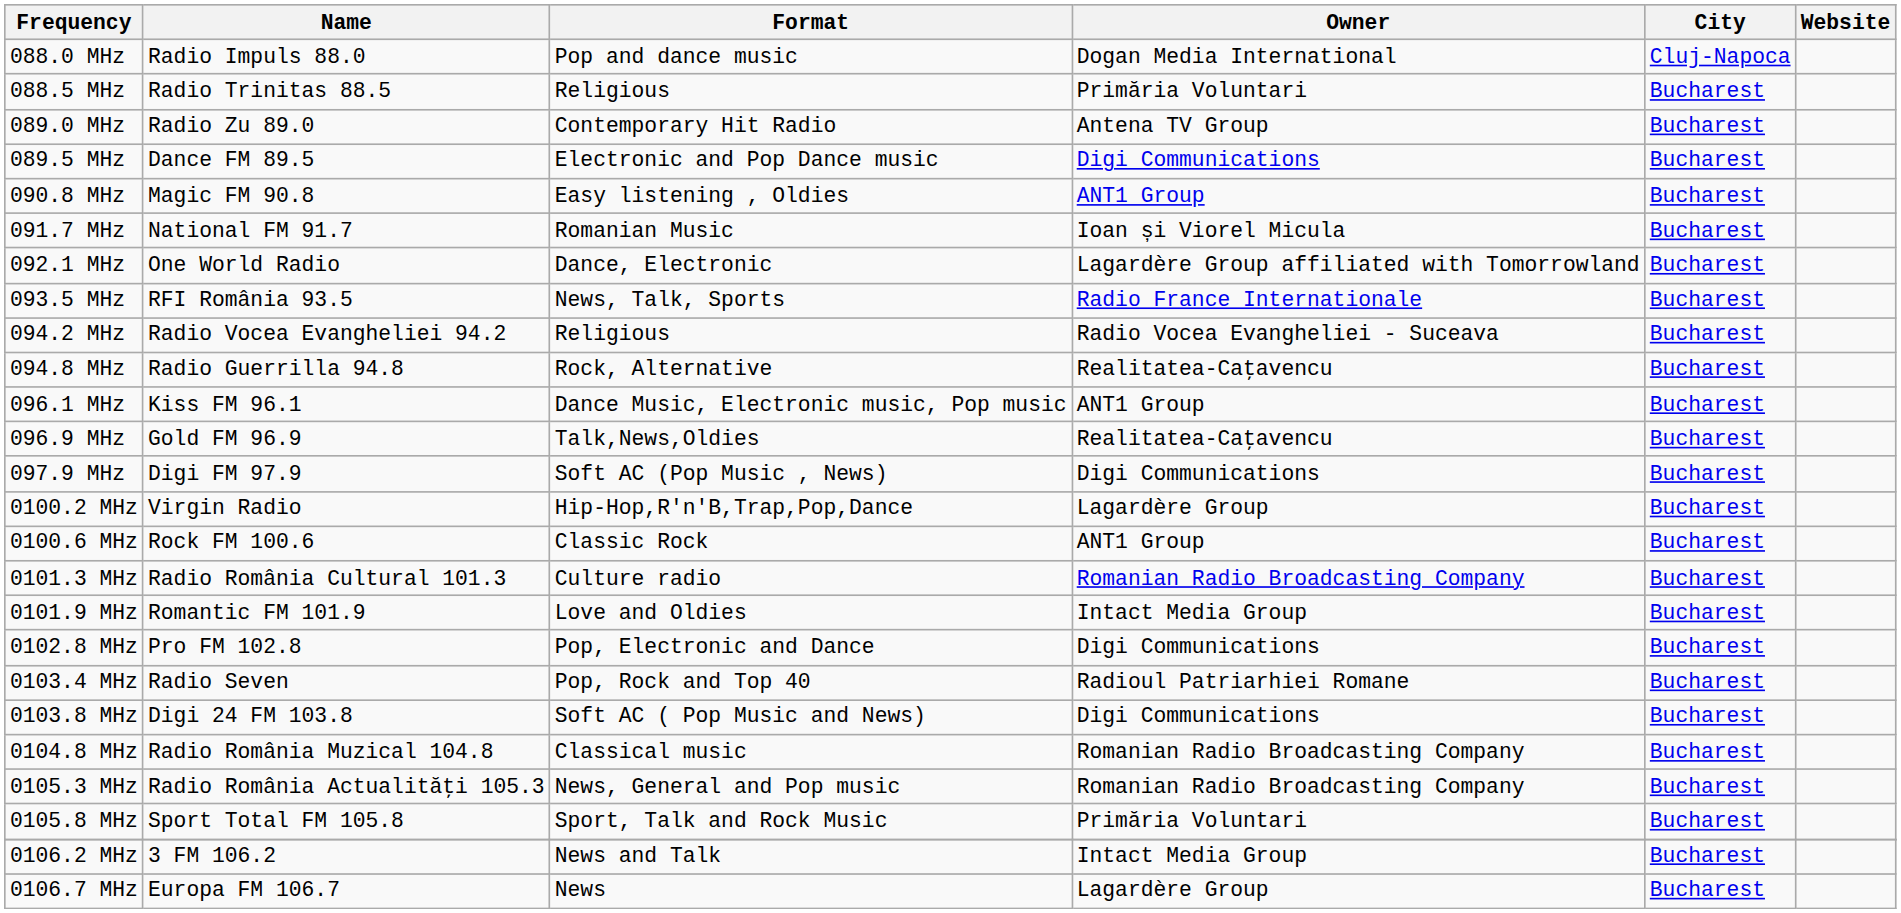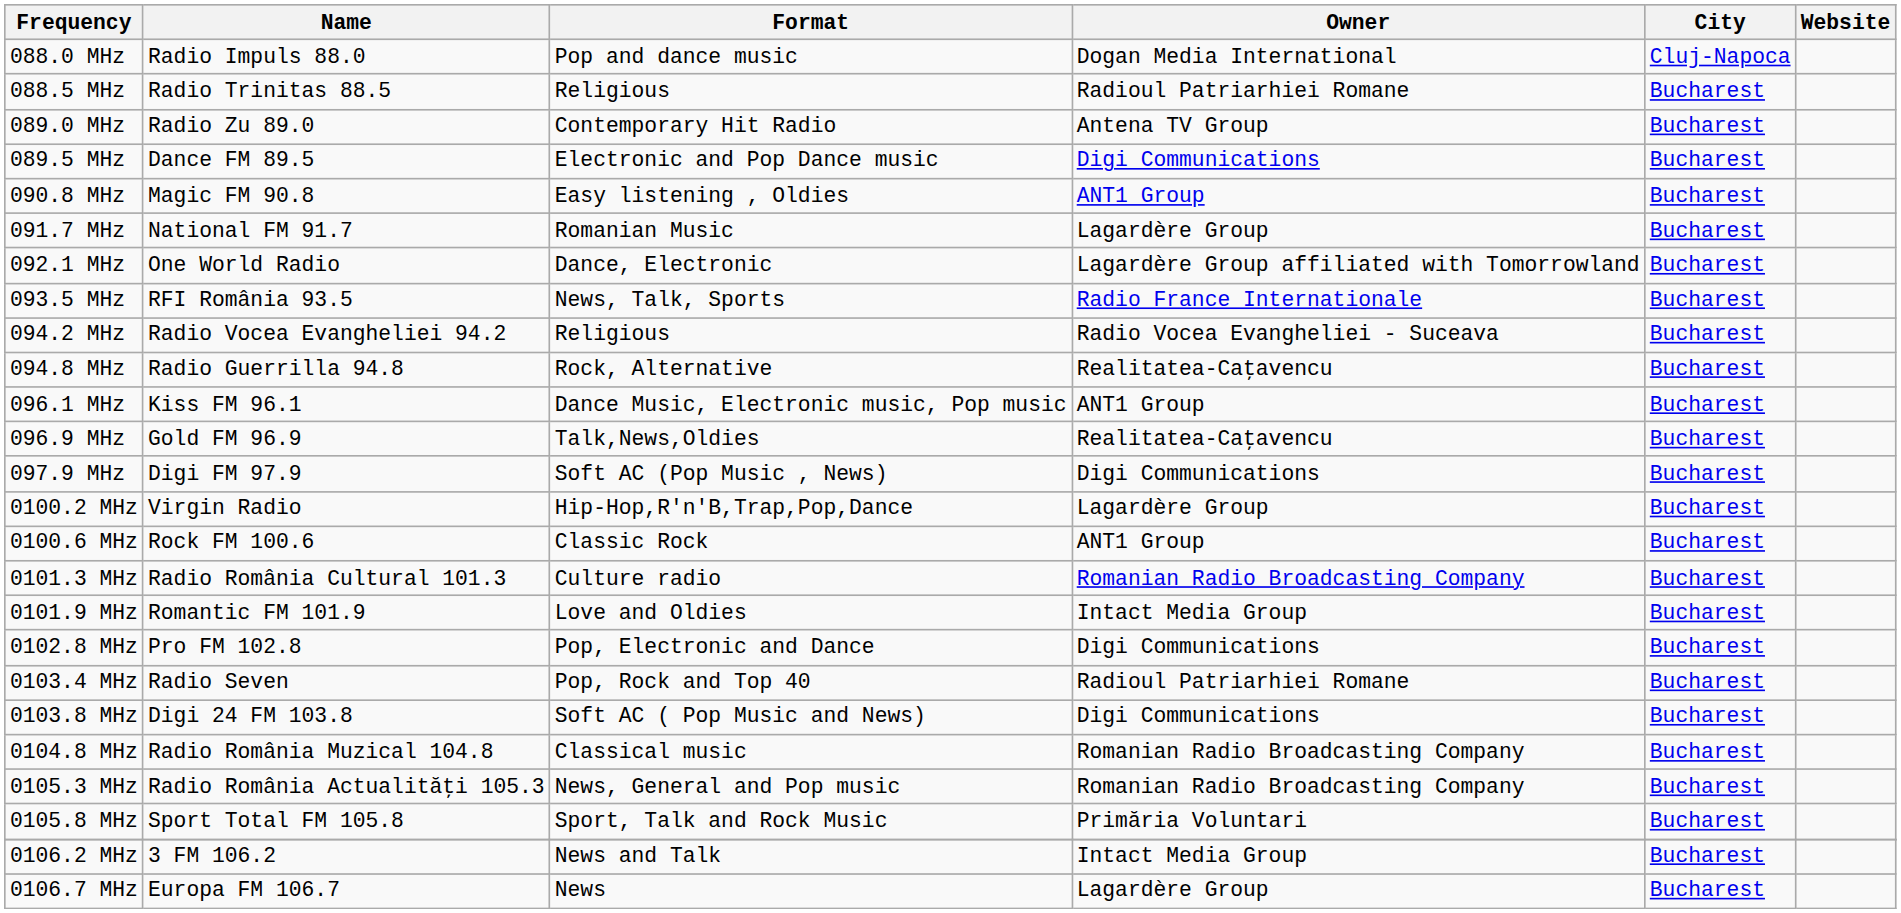(1192, 92) Primăria Voluntari -> (1243, 92) Radioul Patriarhiei Romane
(1211, 231) Ioan și Viorel Micula -> (1173, 231) Lagardère Group
